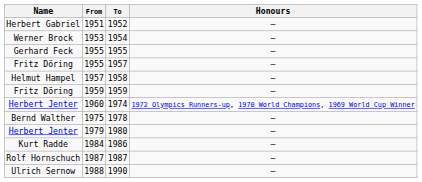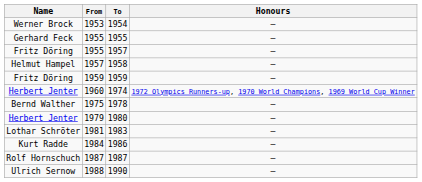- row: (118, 24)
+ row: (118, 131)
